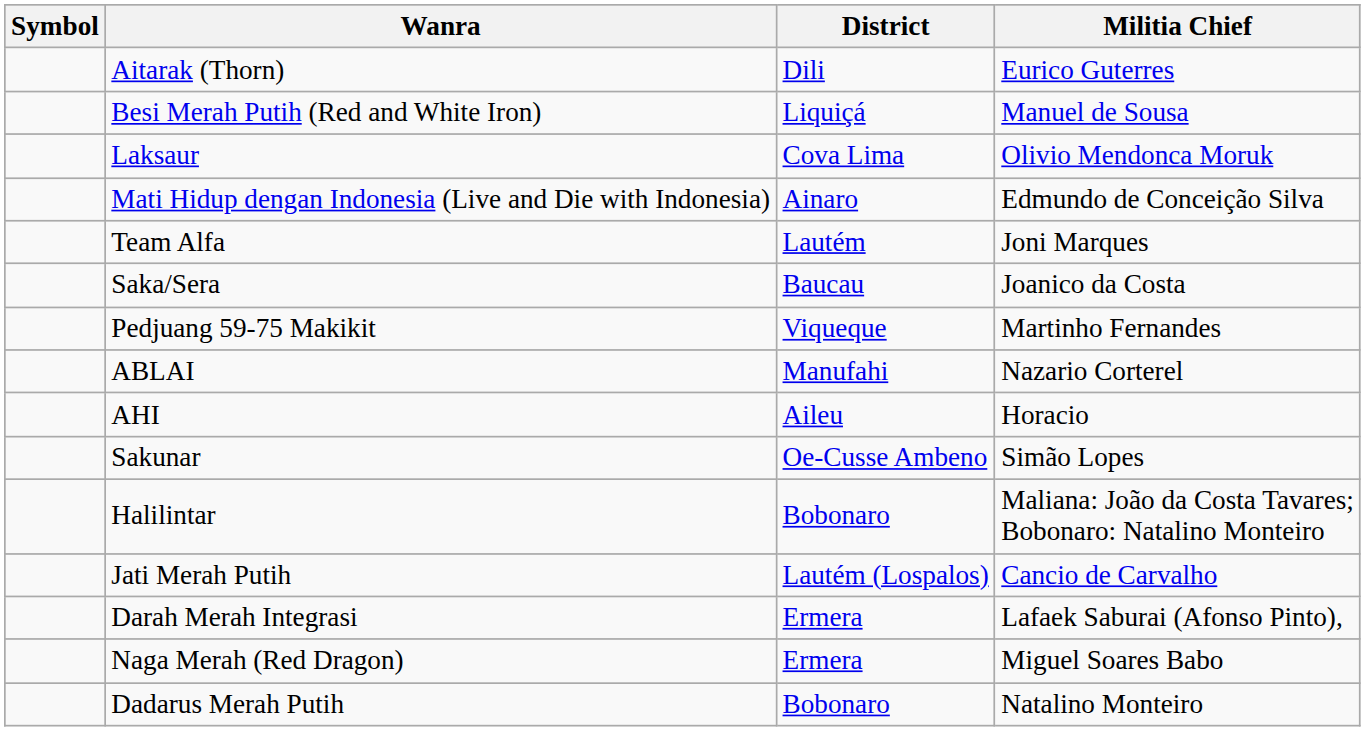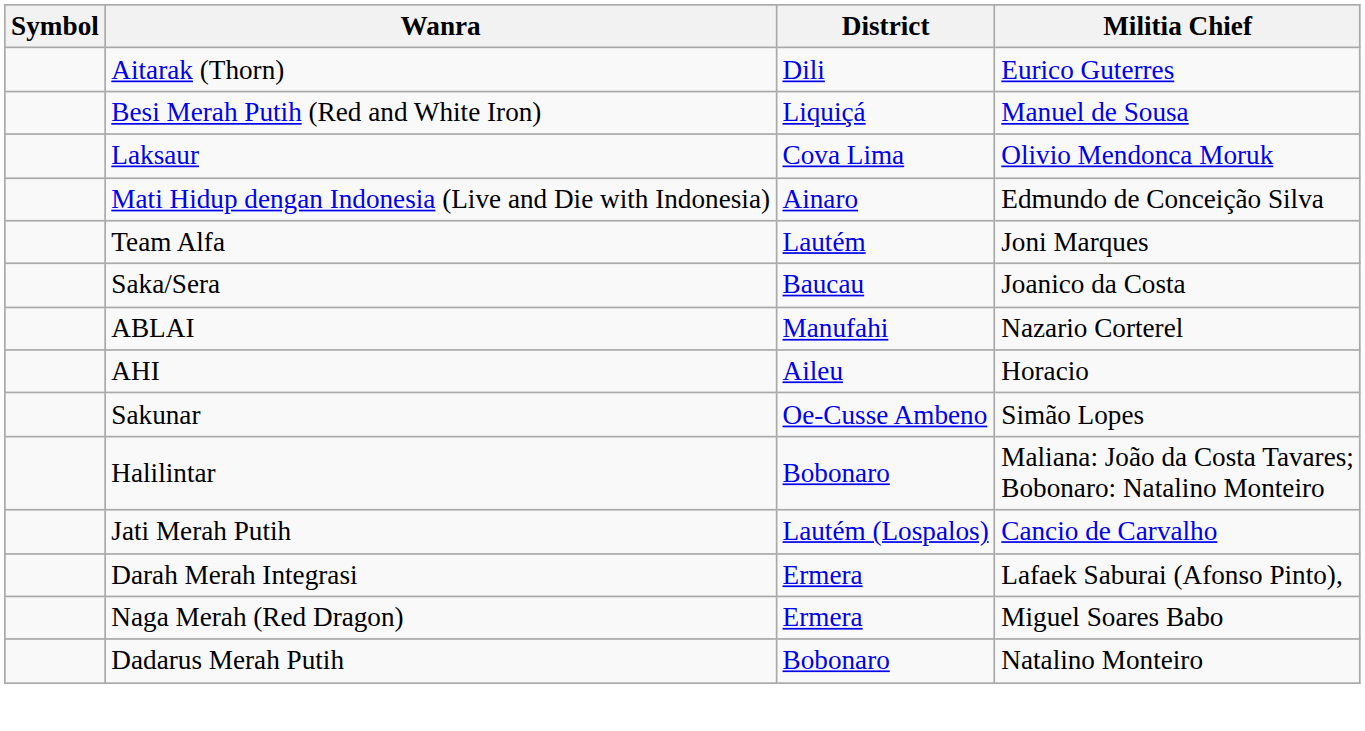- row: (244, 328)
